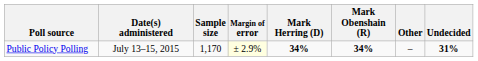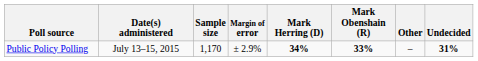(247, 48) lightyellow background -> (247, 48) no background
(363, 48) 34% -> (363, 48) 33%
